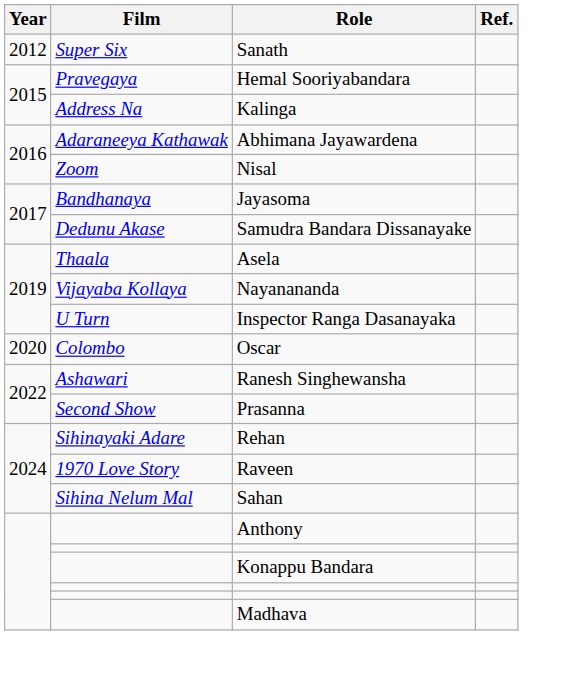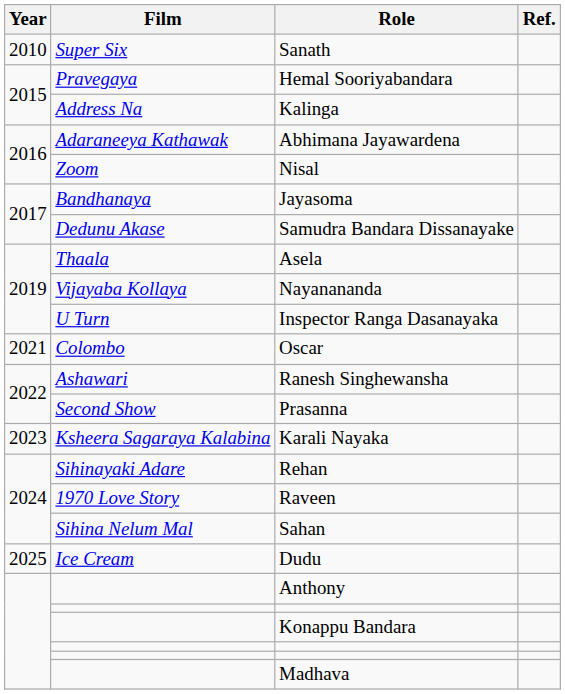(28, 49) 2012 -> (28, 49) 2010
(28, 348) 2020 -> (28, 348) 2021
+ row: (163, 438)
+ row: (95, 558)
